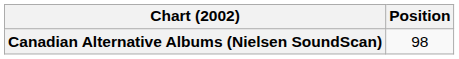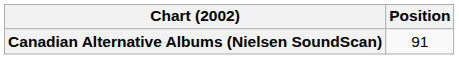(420, 41) 98 -> (420, 41) 91
